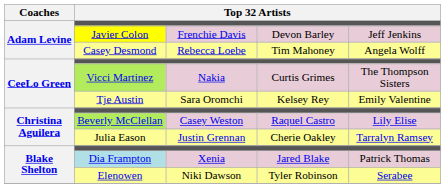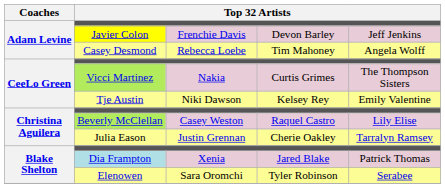(211, 99) Sara Oromchi -> (211, 99) Niki Dawson
(211, 175) Niki Dawson -> (211, 175) Sara Oromchi
